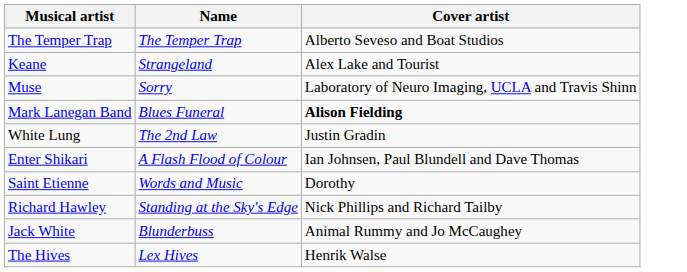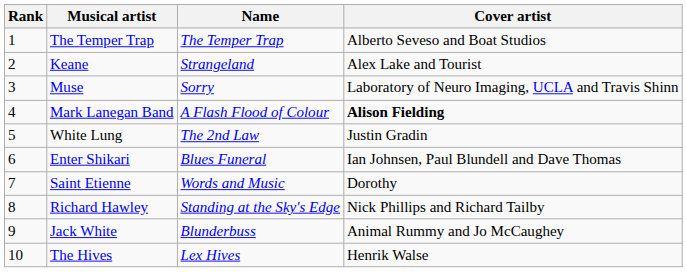+ column: (25, 16)
(181, 111) Blues Funeral -> (255, 111) A Flash Flood of Colour
(213, 159) A Flash Flood of Colour -> (223, 159) Blues Funeral
